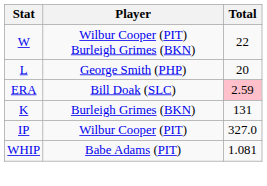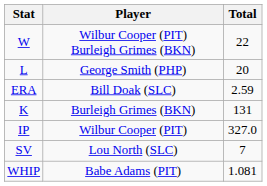(243, 89) pink background -> (243, 89) no background
+ row: (24, 150)
